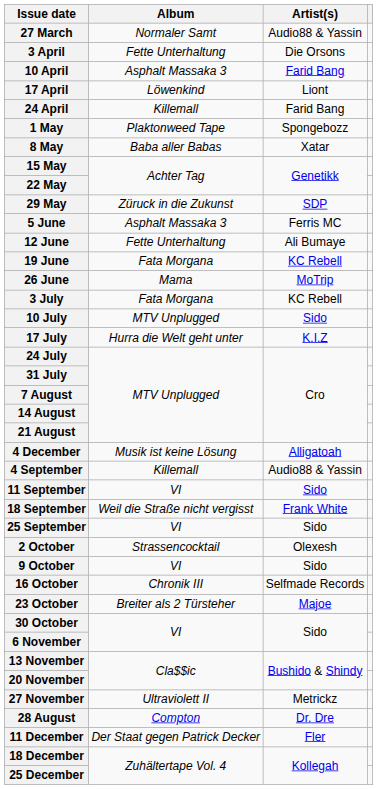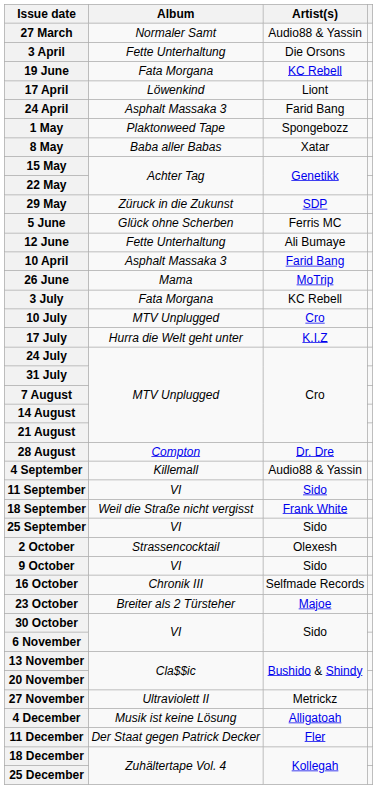rows swapped: (46, 71) <-> (46, 261)
(176, 109) Killemall -> (176, 109) Asphalt Massaka 3
(176, 223) Asphalt Massaka 3 -> (176, 223) Glück ohne Scherben
(315, 318) Sido -> (315, 318) Cro
rows swapped: (46, 718) <-> (46, 451)
